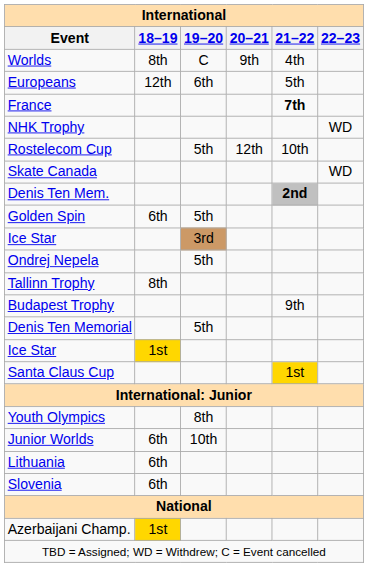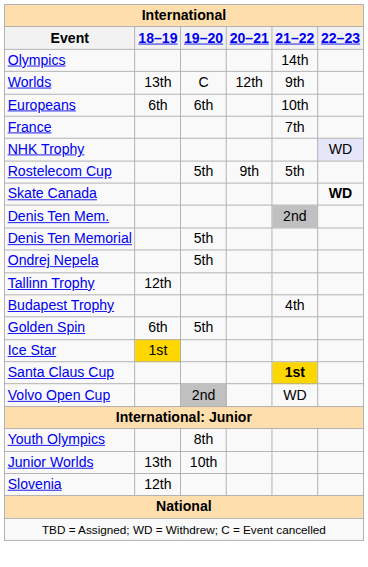+ row: (37, 60)
(158, 60) 8th -> (158, 82) 13th
(249, 60) 9th -> (249, 82) 12th
(295, 60) 4th -> (295, 82) 9th
(158, 82) 12th -> (158, 104) 6th
(295, 82) 5th -> (295, 104) 10th
(295, 104) bold -> (295, 127) normal
(341, 127) no background -> (341, 149) lavender background
(249, 149) 12th -> (249, 171) 9th
(295, 149) 10th -> (295, 171) 5th
(341, 171) normal -> (341, 194) bold
(295, 194) bold -> (295, 216) normal
rows swapped: (46, 216) <-> (70, 328)
- row: (32, 238)
(158, 283) 8th -> (158, 283) 12th
(295, 305) 9th -> (295, 305) 4th
(295, 372) normal -> (295, 372) bold
+ row: (59, 395)
(158, 439) 6th -> (158, 462) 13th
- row: (36, 462)
(158, 484) 6th -> (158, 484) 12th
- row: (69, 529)
